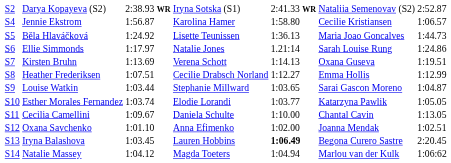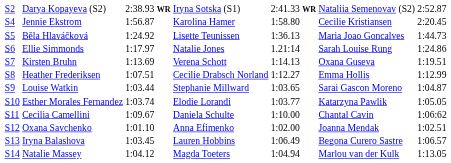(432, 22) 1:06.57 -> (432, 22) 2:20.45
(432, 115) 1:13.05 -> (432, 115) 1:06:62
(286, 141) bold -> (285, 141) normal
(432, 141) 2:20.45 -> (432, 141) 1:06.57
(432, 154) 1:06:62 -> (432, 154) 1:13.05
